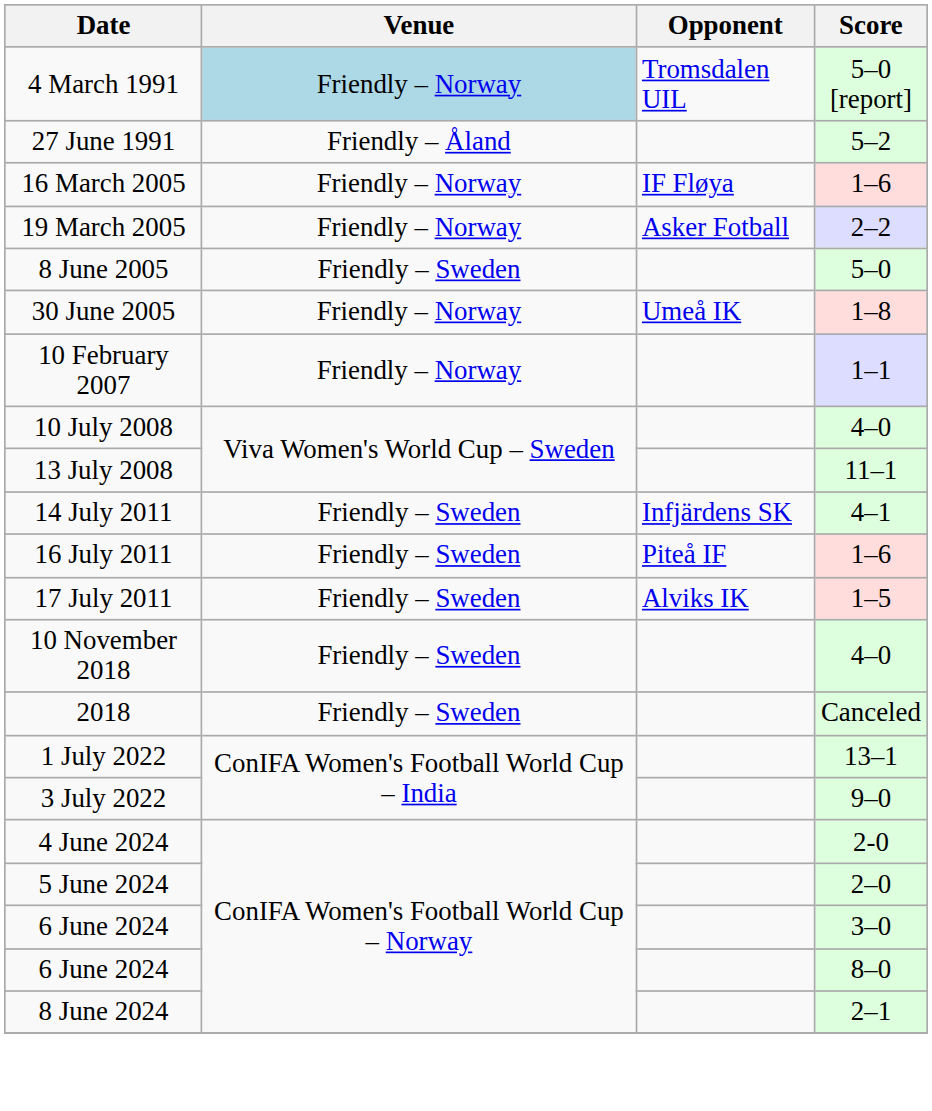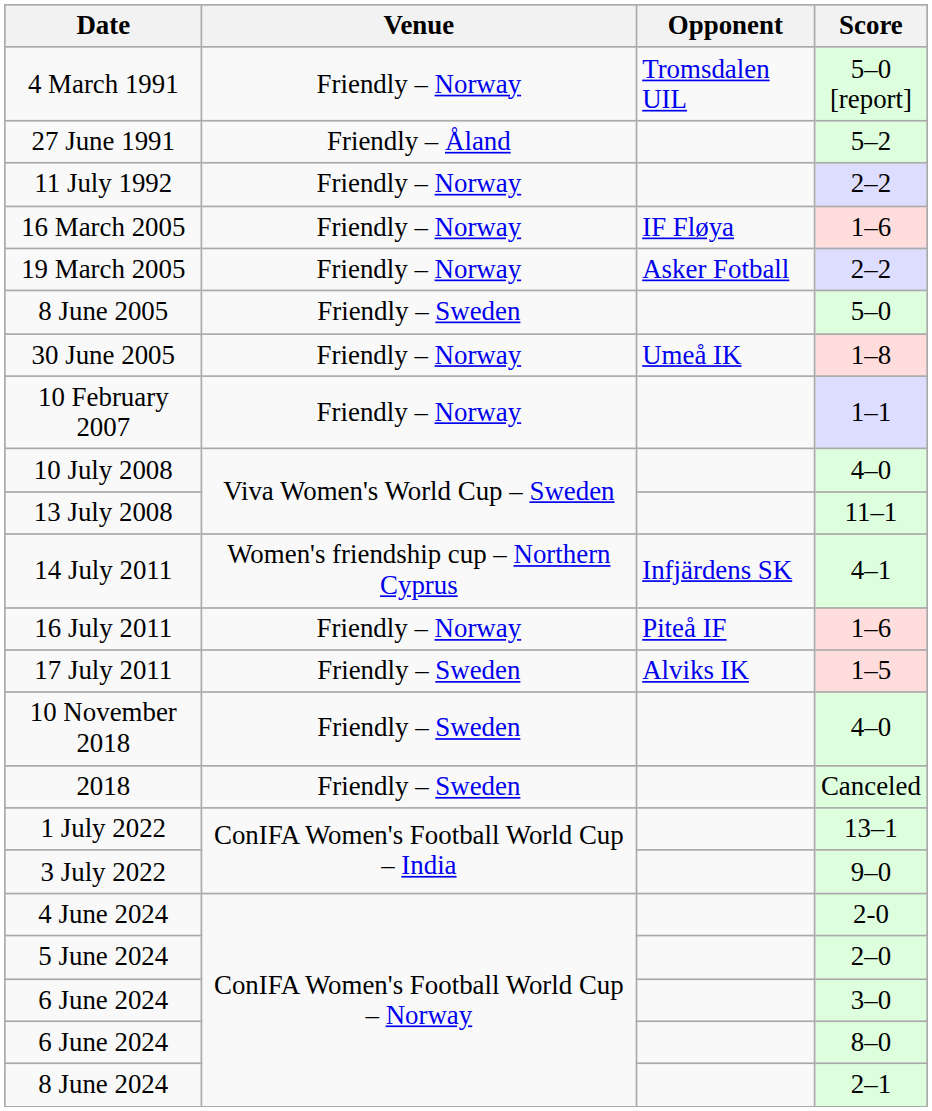(419, 83) lightblue background -> (419, 83) no background
+ row: (103, 183)
(419, 512) Friendly – Sweden -> (419, 570) Women's friendship cup – Northern Cyprus
(419, 555) Friendly – Sweden -> (419, 628) Friendly – Norway
